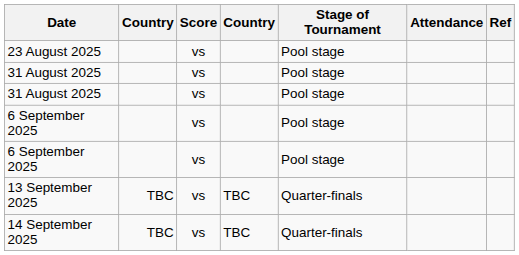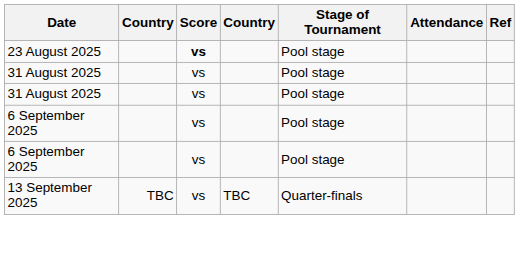(198, 51) normal -> (198, 51) bold
- row: (50, 232)
